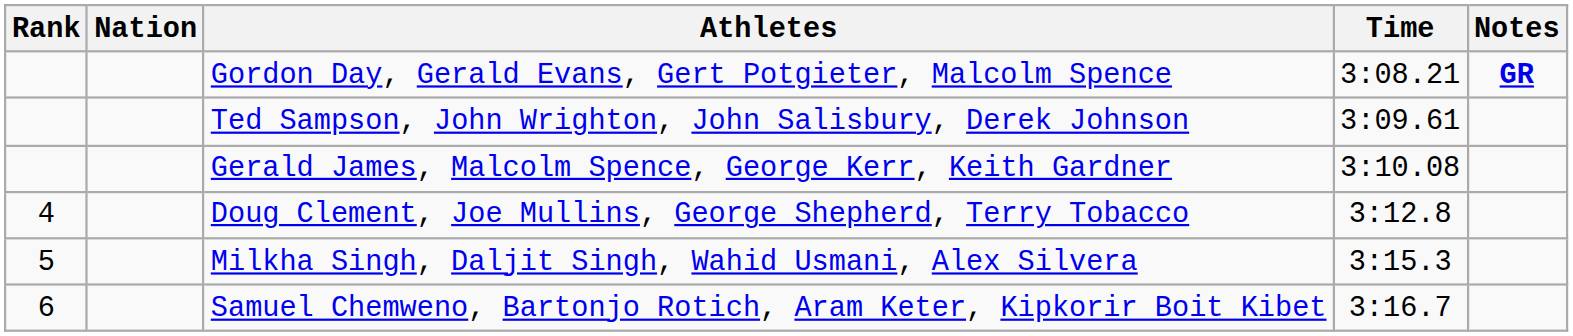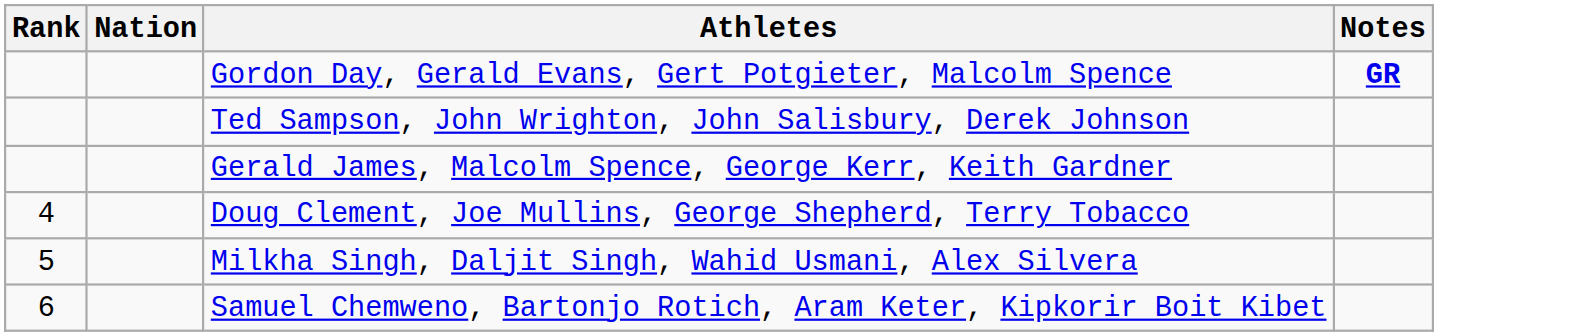- column: (1400, 28)
